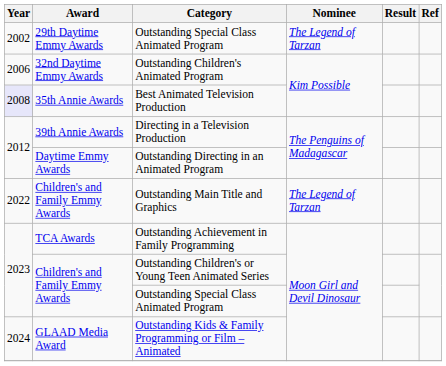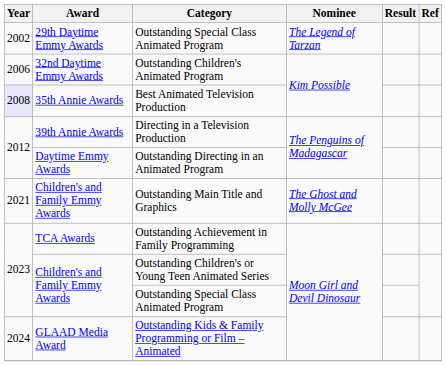(19, 201) 2022 -> (19, 201) 2021
(322, 201) The Legend of Tarzan -> (323, 201) The Ghost and Molly McGee
